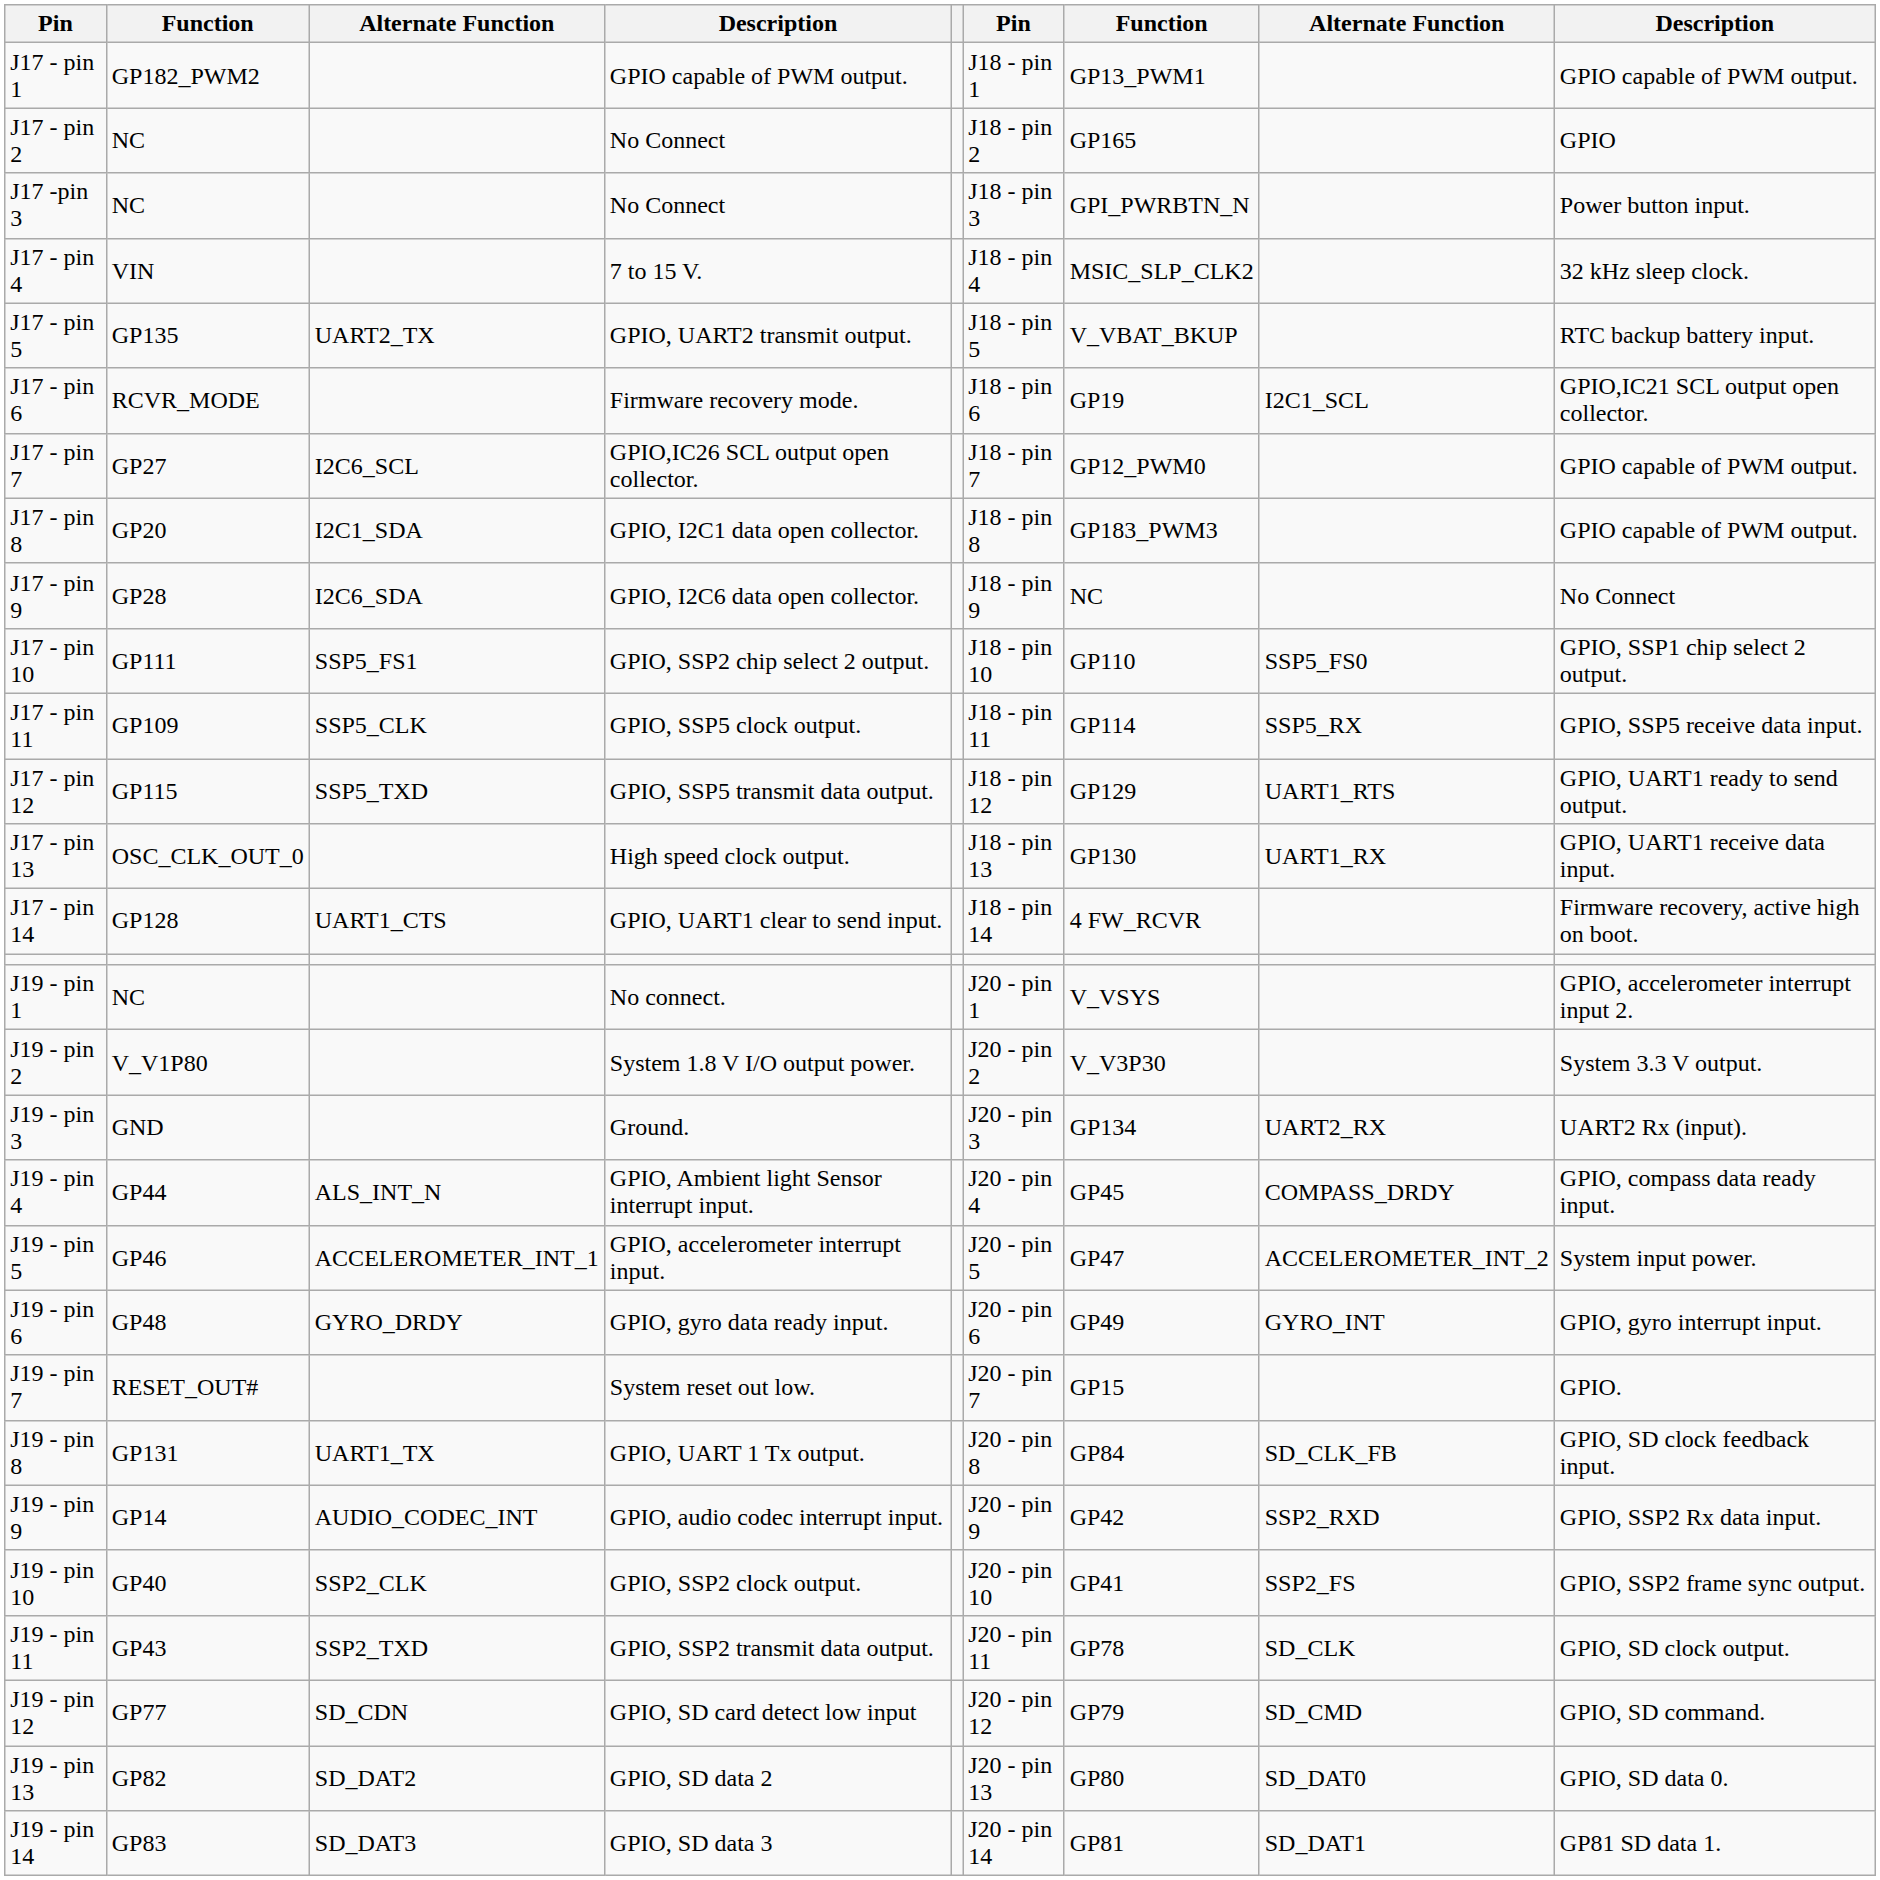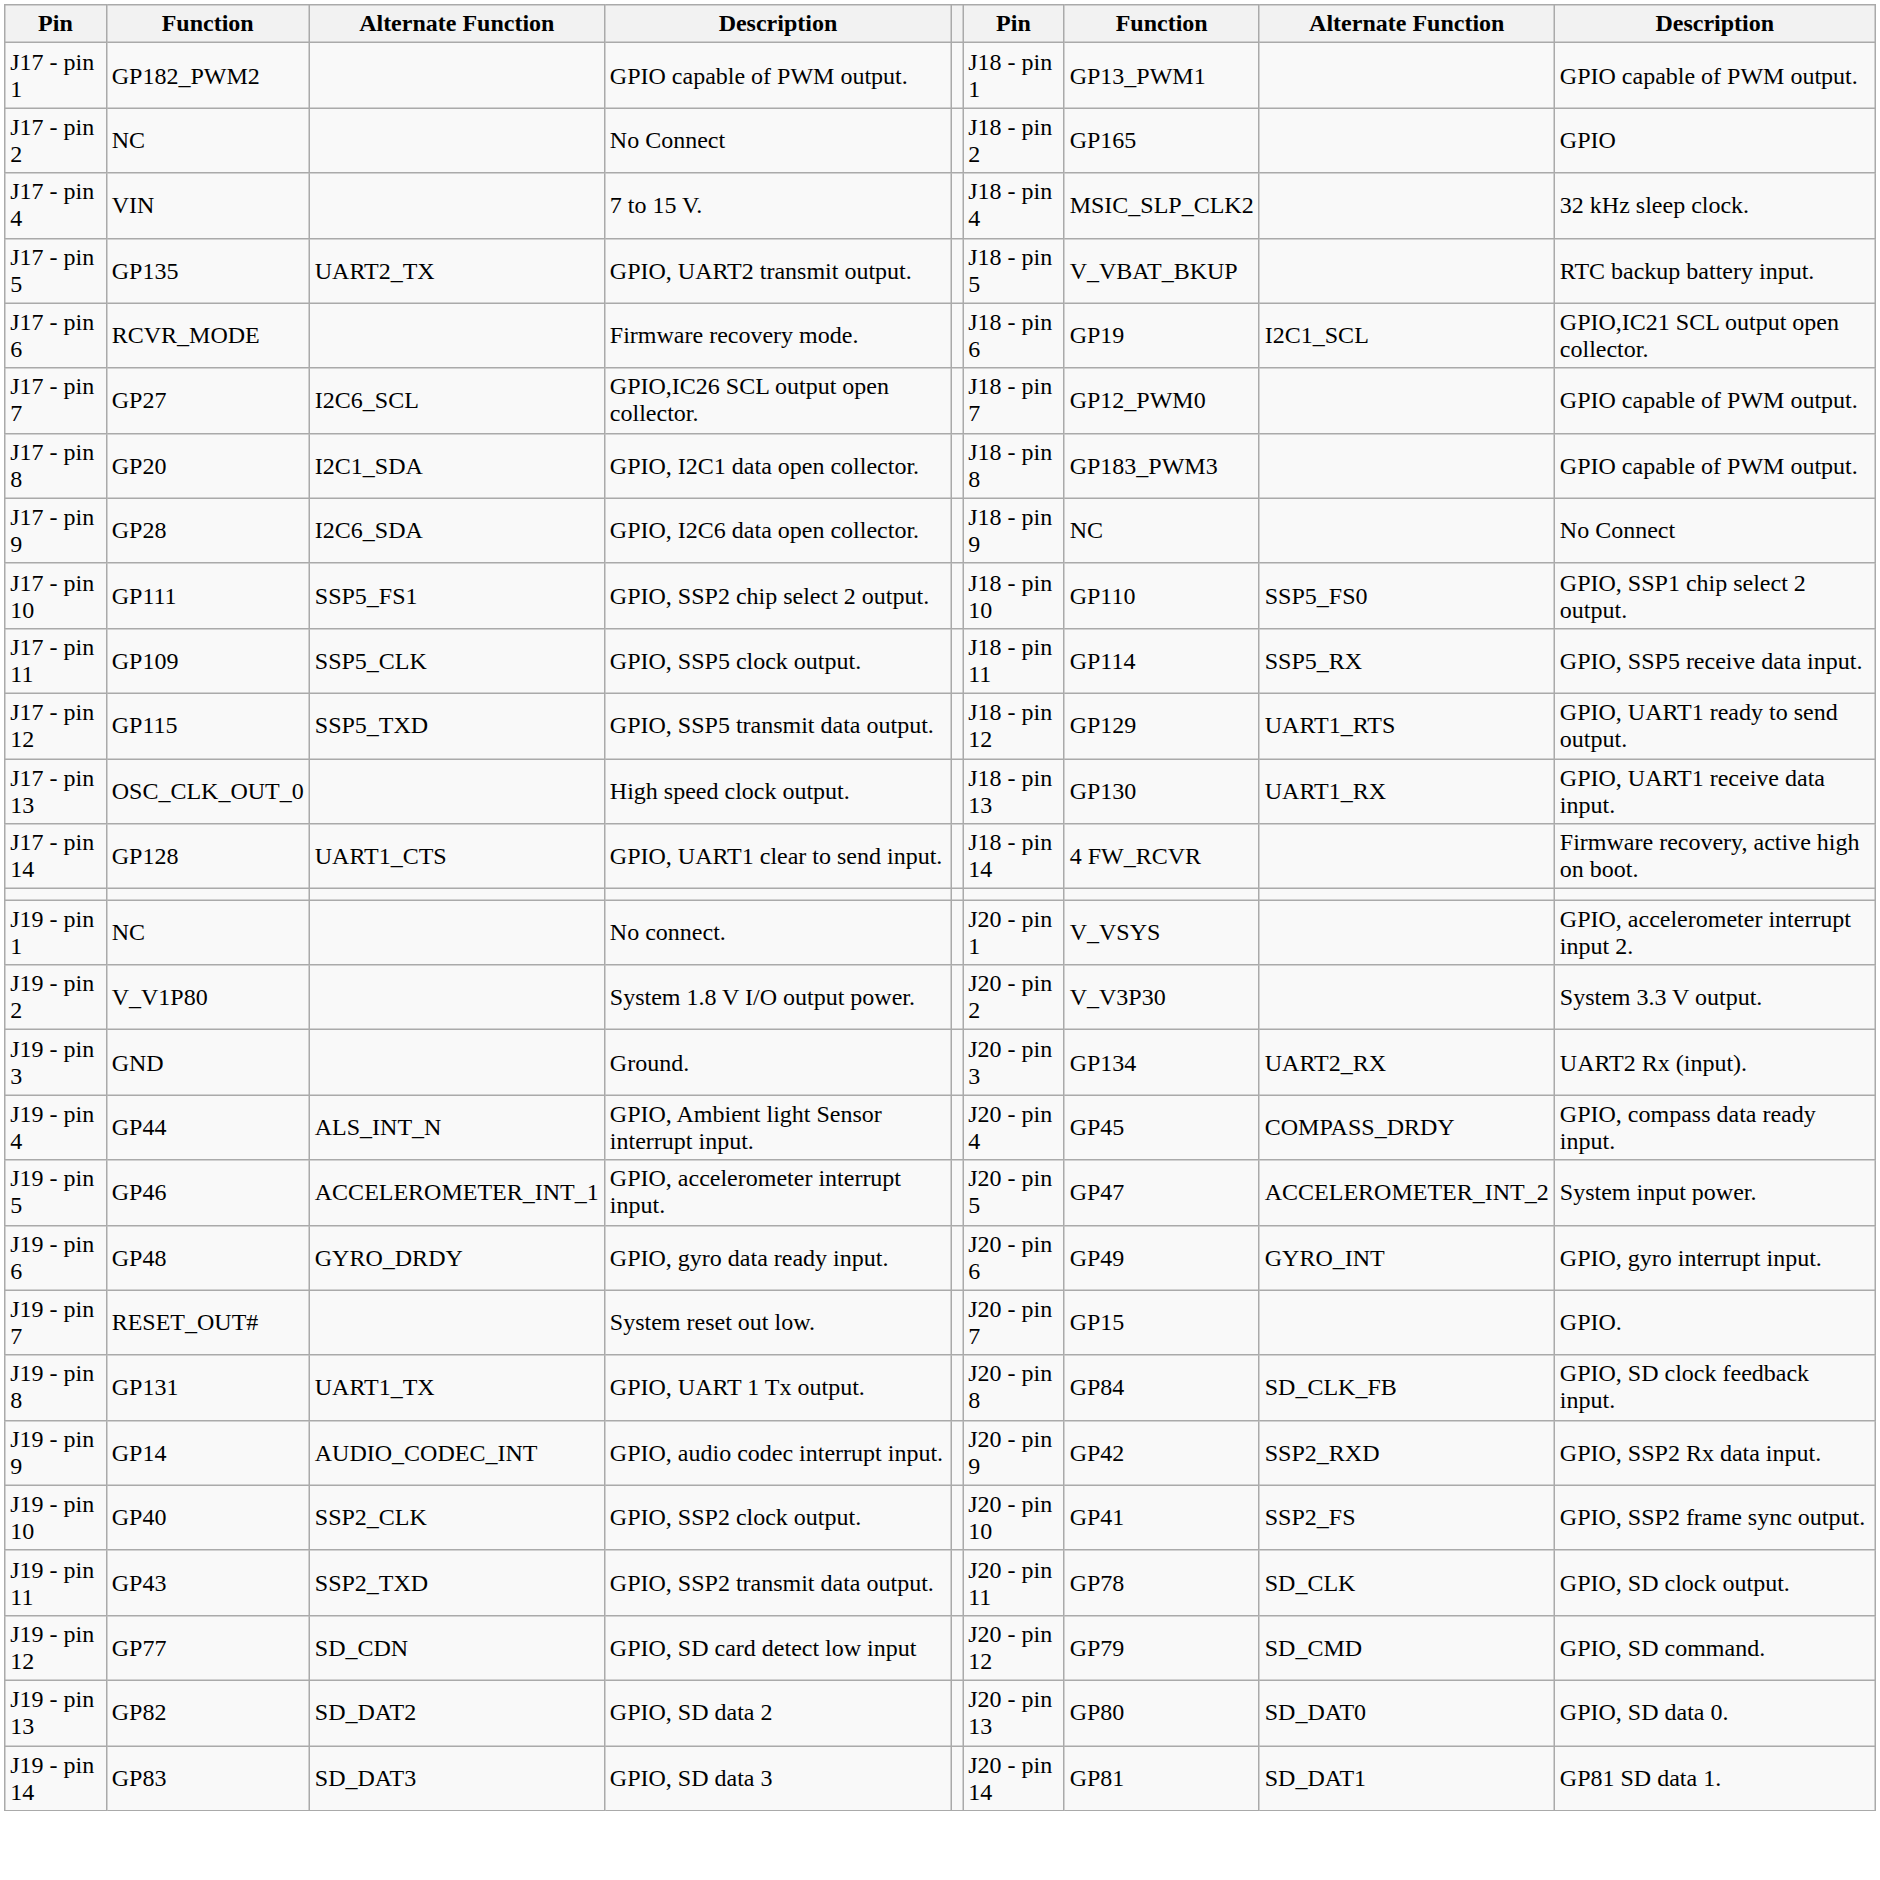- row: (49, 205)
